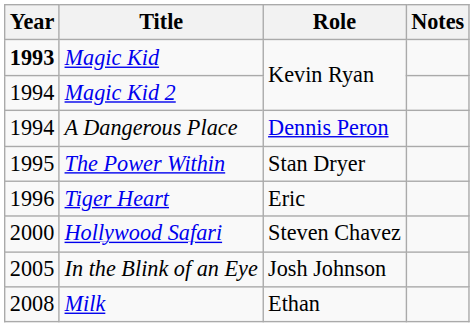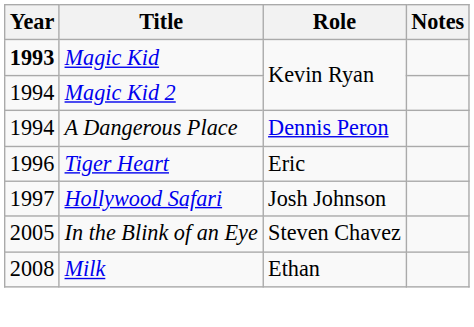- row: (145, 163)
(32, 233) 2000 -> (32, 198) 1997
(334, 233) Steven Chavez -> (327, 198) Josh Johnson
(327, 269) Josh Johnson -> (334, 233) Steven Chavez
